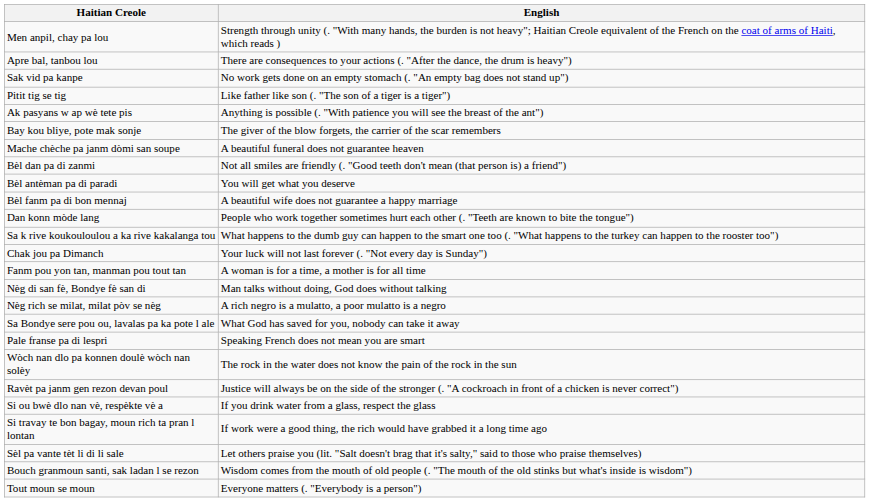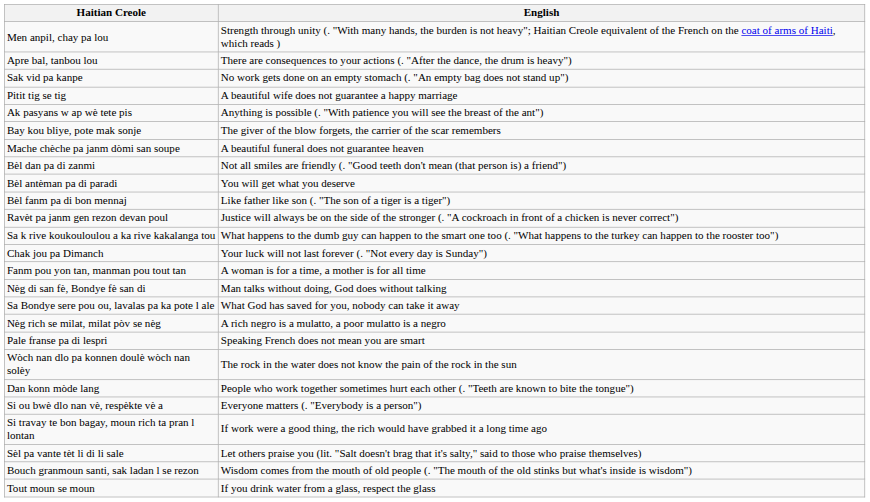(336, 95) Like father like son (. "The son of a tiger is a tiger") -> (339, 95) A beautiful wife does not guarantee a happy marriage
(339, 200) A beautiful wife does not guarantee a happy marriage -> (336, 200) Like father like son (. "The son of a tiger is a tiger")
rows swapped: (53, 218) <-> (88, 388)
rows swapped: (111, 323) <-> (84, 305)
(328, 405) If you drink water from a glass, respect the glass -> (321, 405) Everyone matters (. "Everybody is a person")
(321, 488) Everyone matters (. "Everybody is a person") -> (328, 488) If you drink water from a glass, respect the glass
